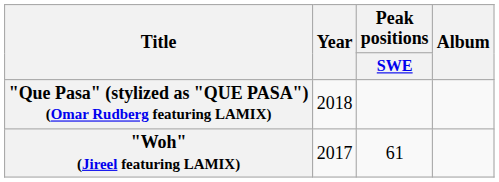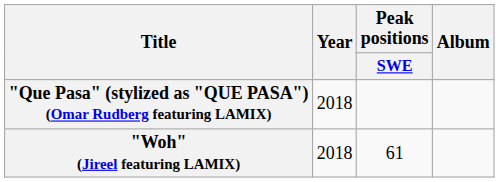(335, 152) 2017 -> (335, 152) 2018
